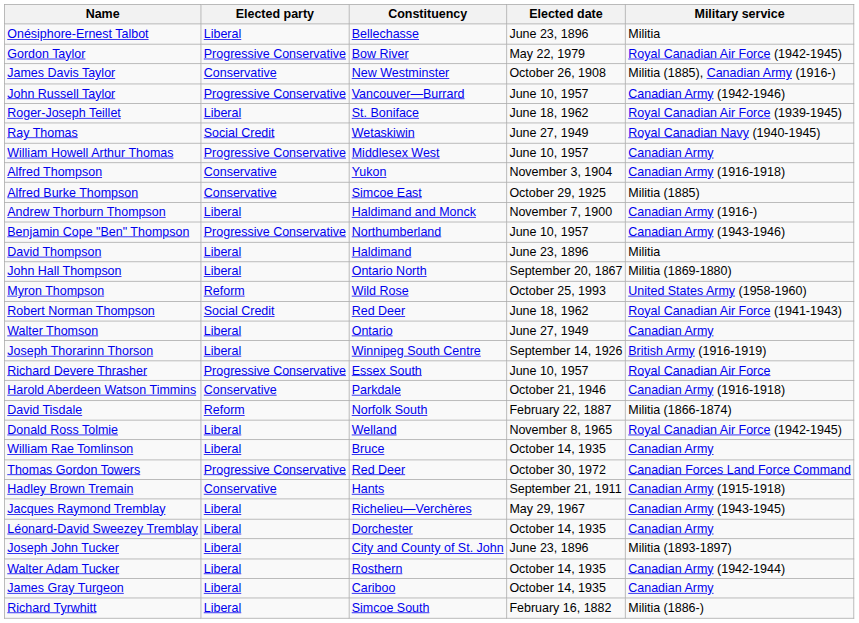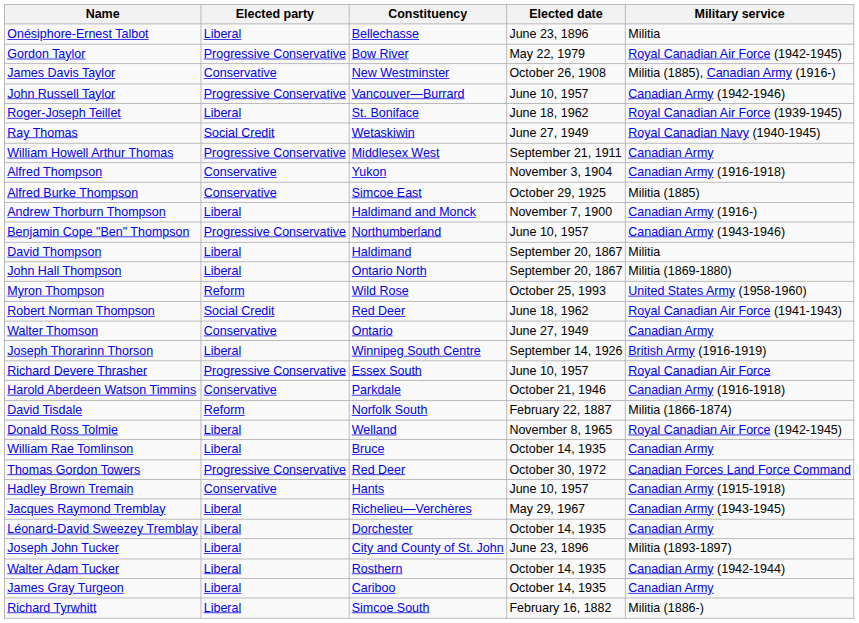(549, 152) June 10, 1957 -> (565, 152) September 21, 1911
(549, 251) June 23, 1896 -> (566, 251) September 20, 1867
(223, 331) Liberal -> (240, 331) Conservative
(565, 489) September 21, 1911 -> (549, 489) June 10, 1957
